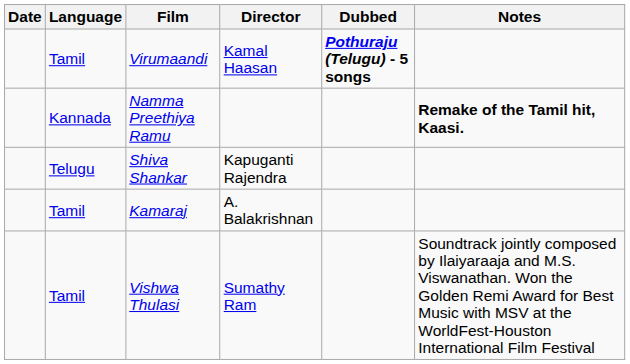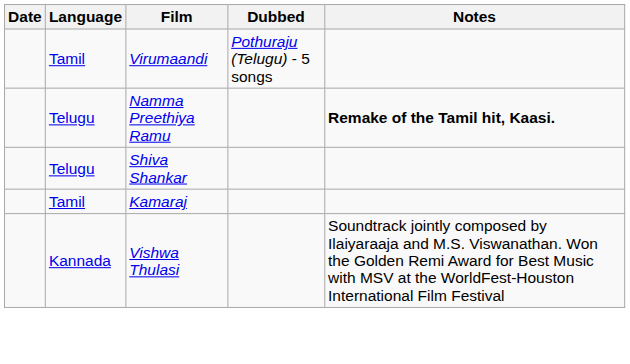- column: (271, 17)
(367, 59) bold -> (271, 59) normal
(80, 118) Kannada -> (72, 118) Telugu
(67, 296) Tamil -> (80, 261) Kannada
